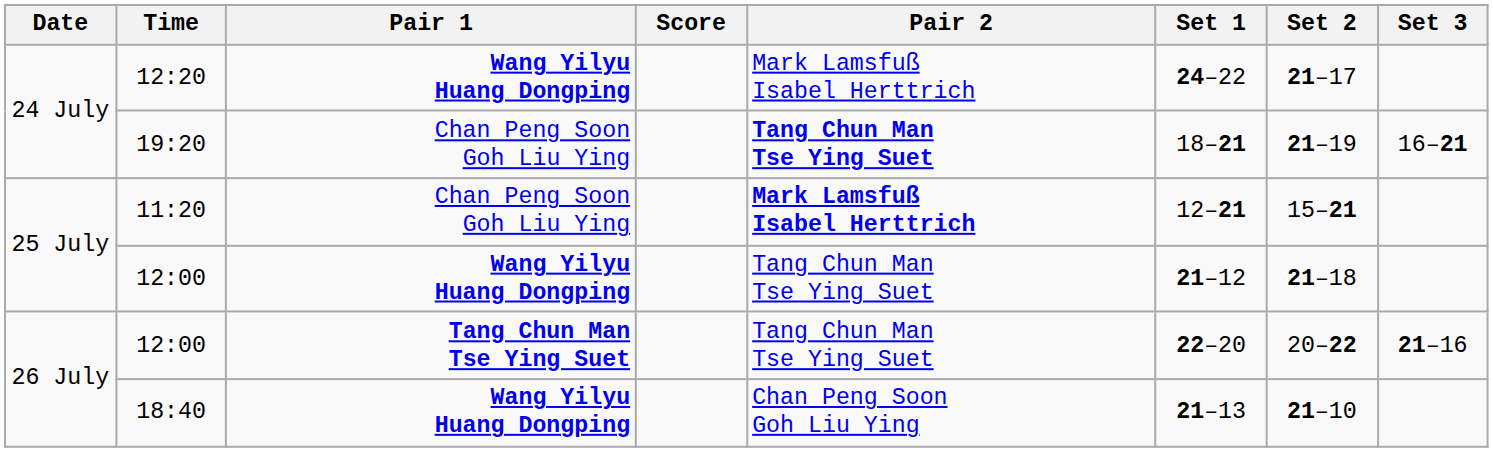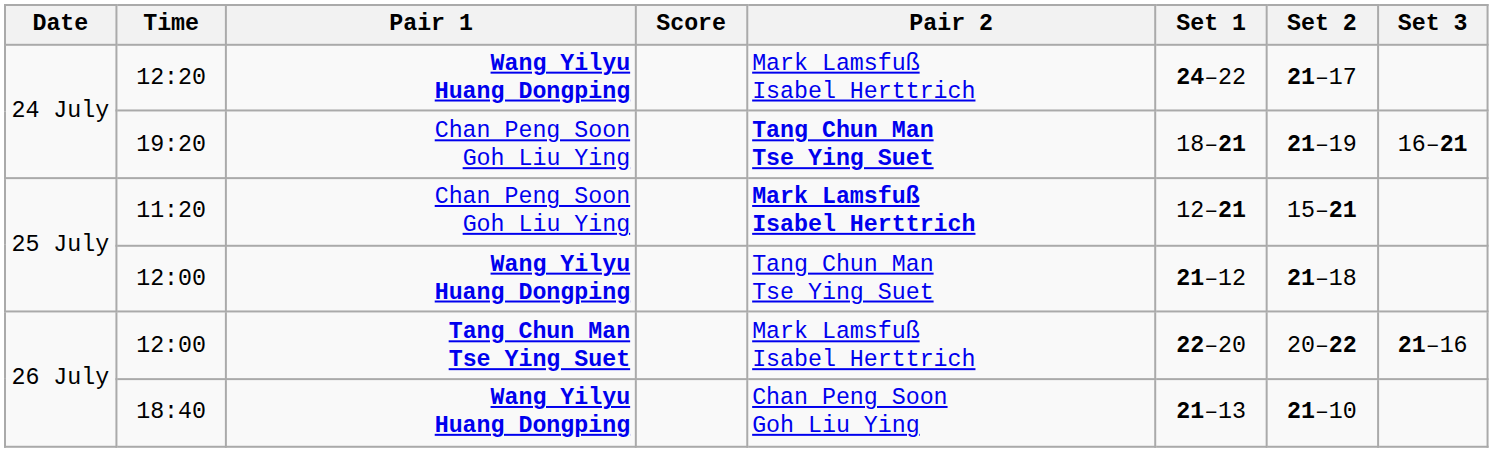(843, 345) Tang Chun Man Tse Ying Suet -> (864, 345) Mark Lamsfuß Isabel Herttrich
